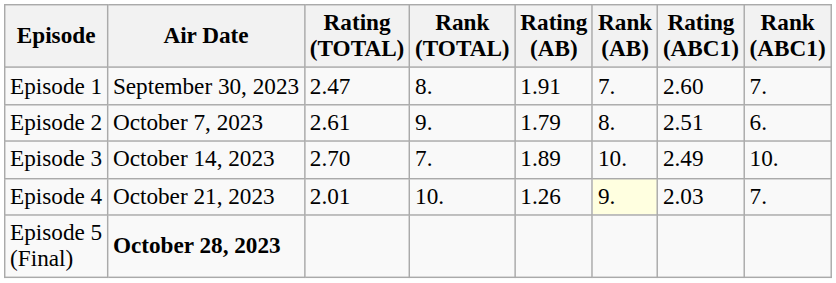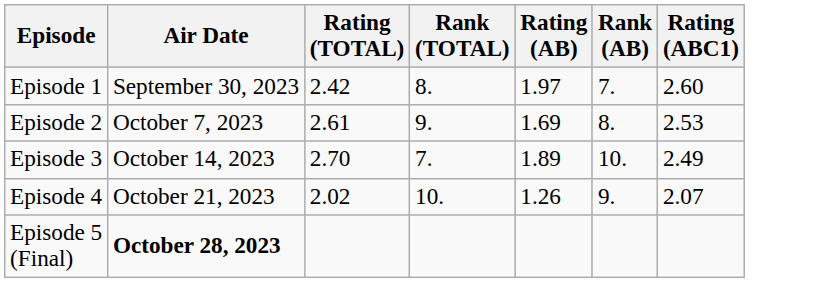- column: (788, 35)
(330, 85) 2.47 -> (330, 85) 2.42
(541, 85) 1.91 -> (541, 85) 1.97
(541, 122) 1.79 -> (541, 122) 1.69
(683, 122) 2.51 -> (683, 122) 2.53
(330, 196) 2.01 -> (330, 196) 2.02
(607, 196) lightyellow background -> (607, 196) no background
(683, 196) 2.03 -> (683, 196) 2.07
